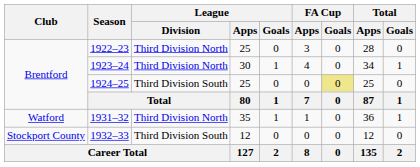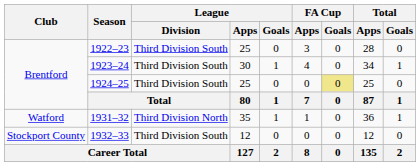(181, 48) Third Division North -> (181, 48) Third Division South
(181, 65) Third Division North -> (181, 65) Third Division South
